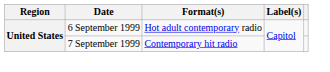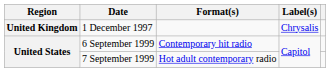+ row: (117, 28)
(203, 28) Hot adult contemporary radio -> (205, 43) Contemporary hit radio
(191, 43) Contemporary hit radio -> (218, 59) Hot adult contemporary radio
